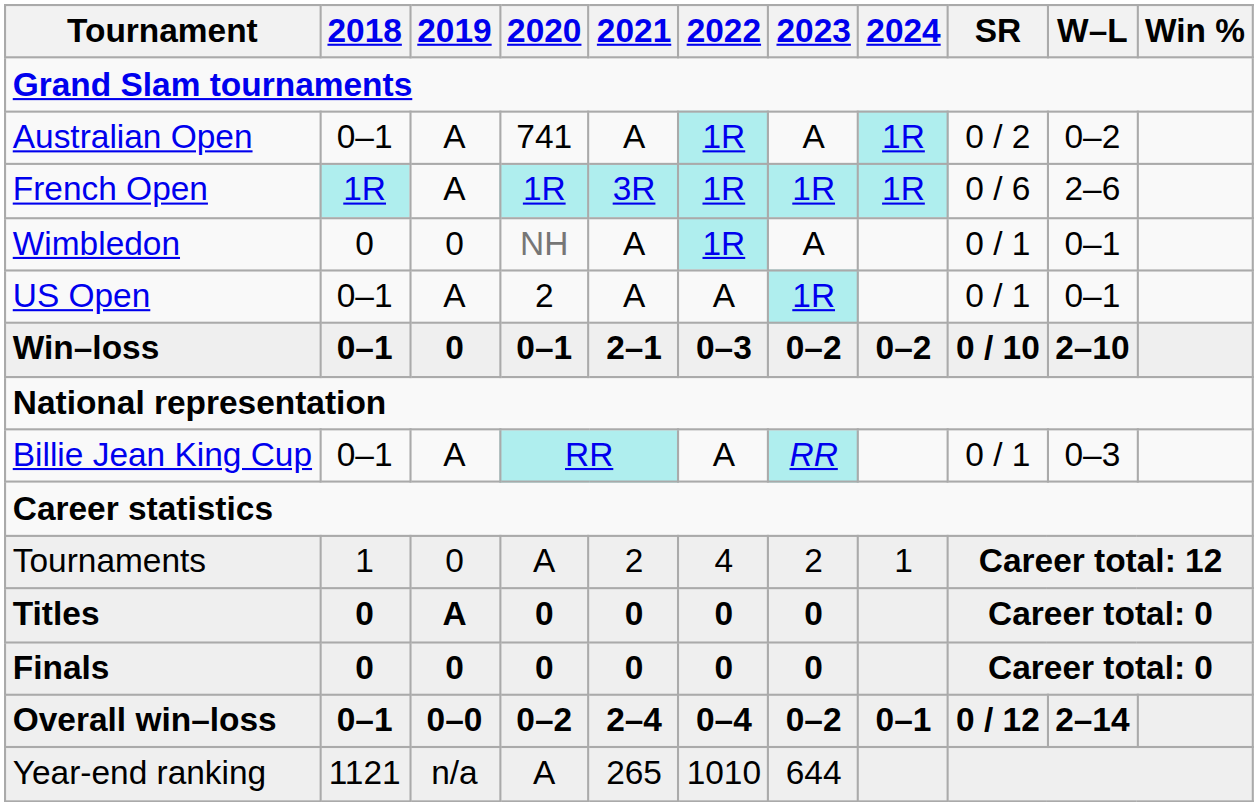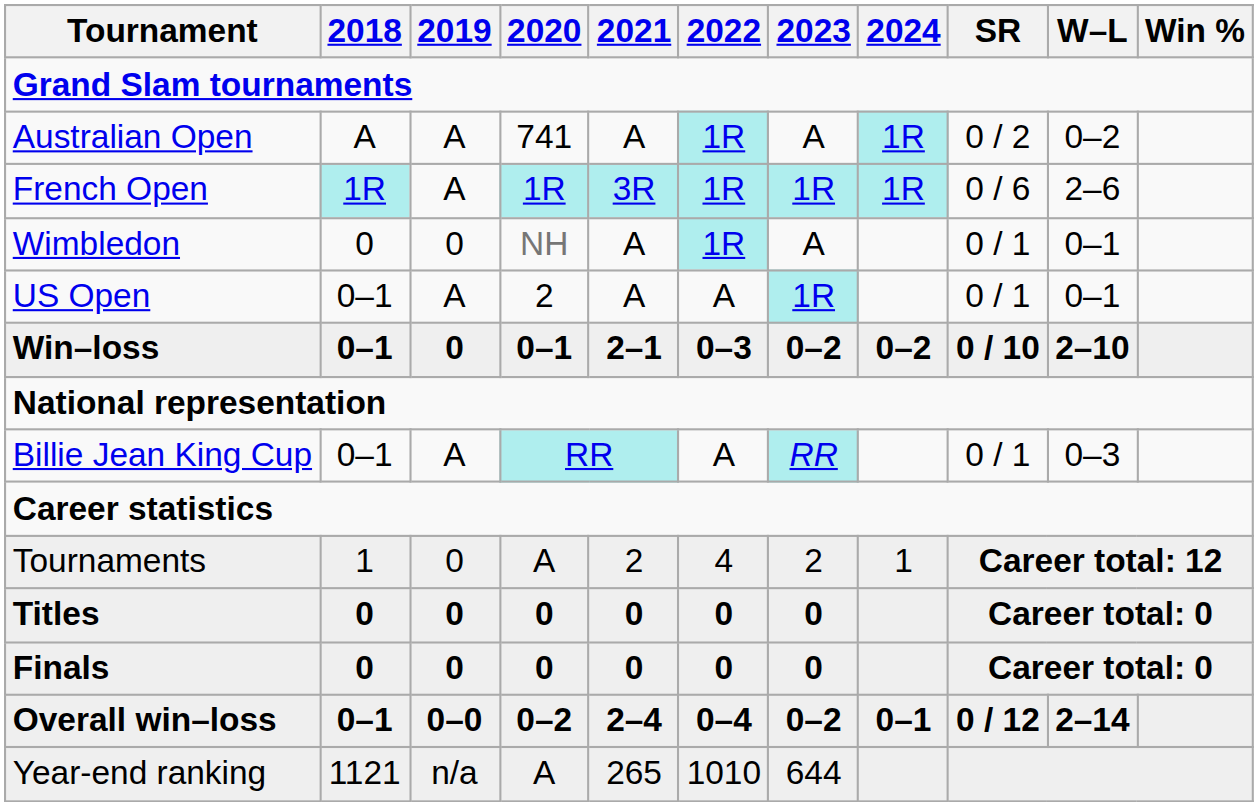(365, 137) 0–1 -> (365, 137) A
(454, 614) A -> (454, 614) 0
